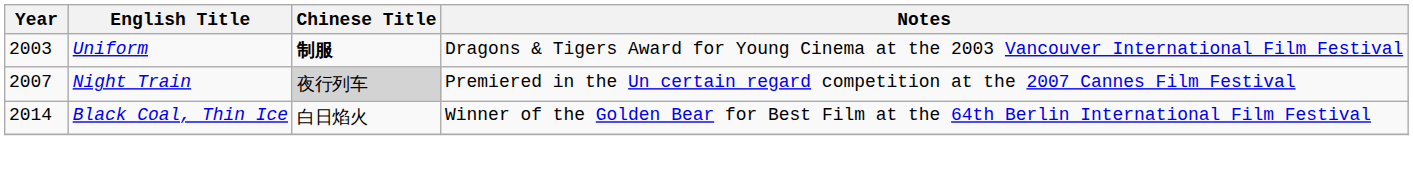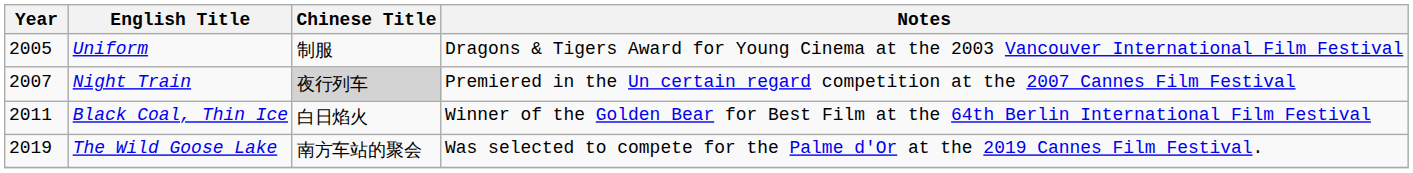(31, 49) 2003 -> (31, 49) 2005
(314, 51) bold -> (314, 51) normal
(31, 115) 2014 -> (31, 115) 2011
+ row: (175, 149)
